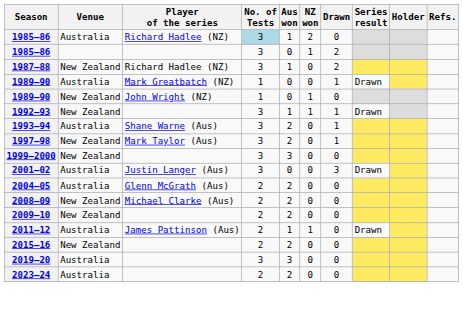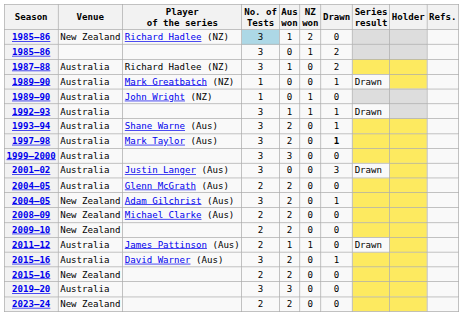(85, 37) Australia -> (90, 37) New Zealand
(90, 67) New Zealand -> (85, 67) Australia
(90, 96) New Zealand -> (85, 96) Australia
(90, 111) New Zealand -> (85, 111) Australia
(90, 141) New Zealand -> (85, 141) Australia
(337, 141) normal -> (337, 141) bold
(90, 156) New Zealand -> (85, 156) Australia
+ row: (31, 200)
+ row: (31, 260)
(85, 274) Australia -> (90, 304) New Zealand
